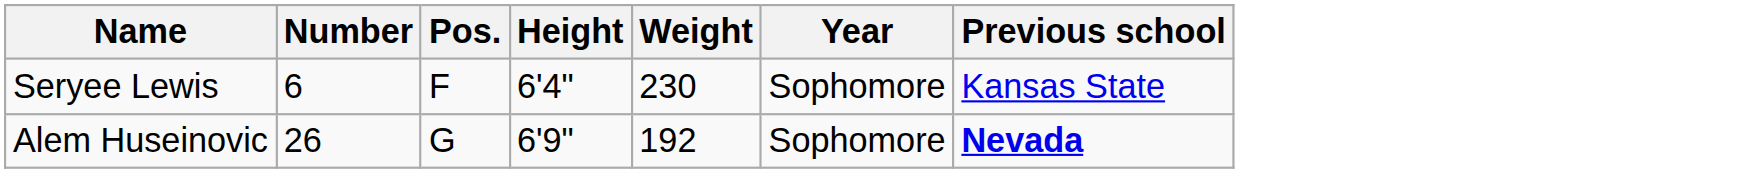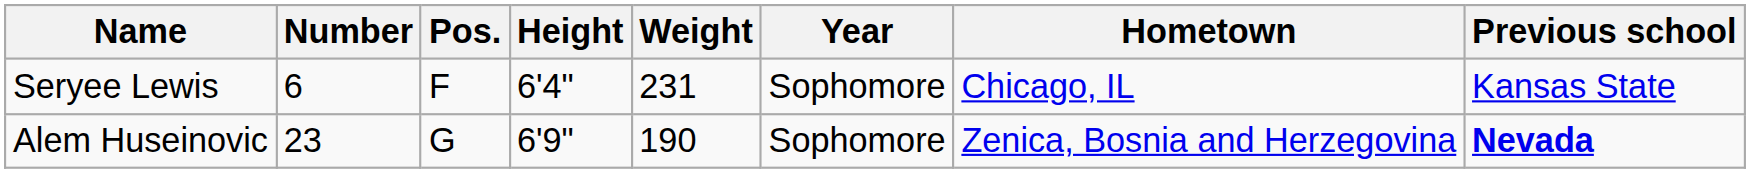+ column: (1209, 31)
(668, 85) 230 -> (668, 85) 231
(303, 140) 26 -> (303, 140) 23
(668, 140) 192 -> (668, 140) 190
